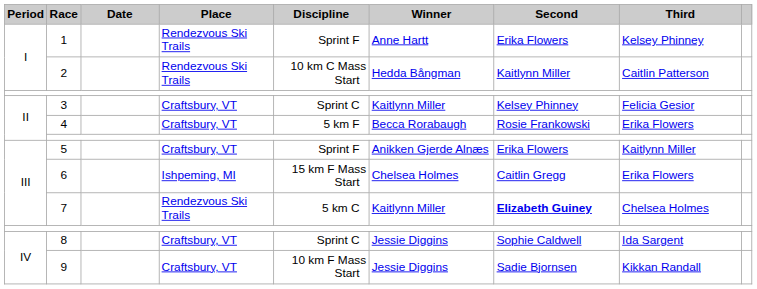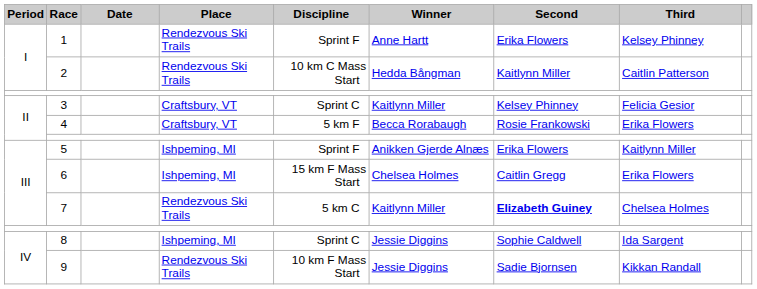(199, 149) Craftsbury, VT -> (199, 149) Ishpeming, MI
(199, 240) Craftsbury, VT -> (199, 240) Ishpeming, MI
(199, 266) Craftsbury, VT -> (204, 266) Rendezvous Ski Trails
